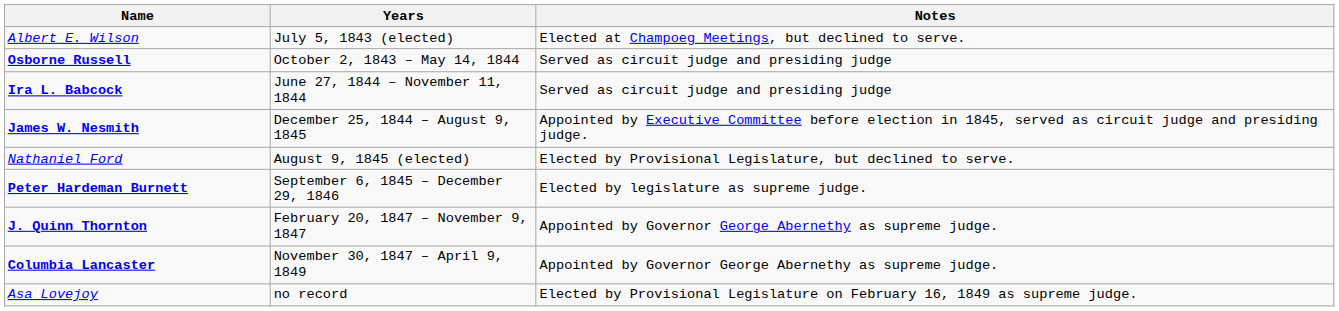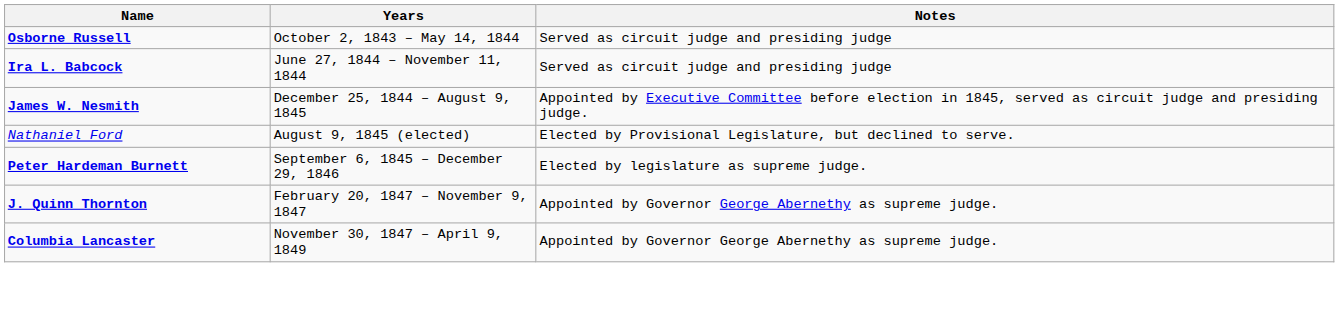- row: (73, 38)
- row: (53, 295)
